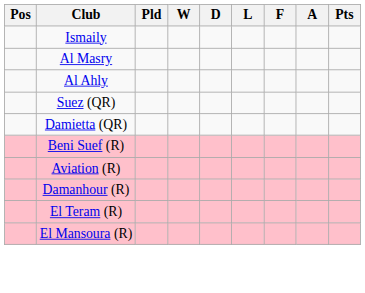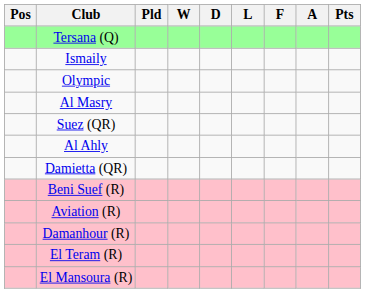+ row: (86, 37)
+ row: (86, 80)
rows swapped: (86, 80) <-> (86, 102)
